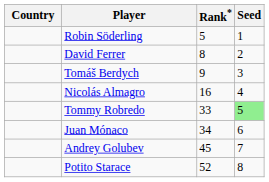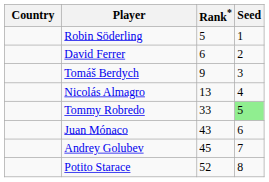(202, 54) 8 -> (202, 54) 6
(205, 92) 16 -> (205, 92) 13
(205, 129) 34 -> (205, 129) 43
